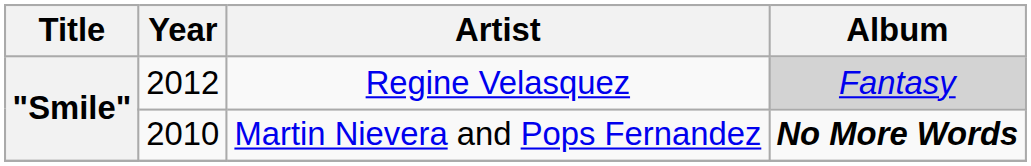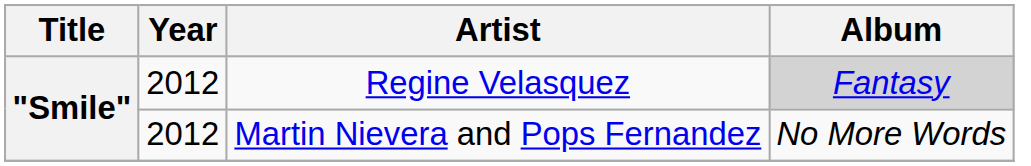(183, 134) 2010 -> (183, 134) 2012
(897, 134) bold -> (891, 134) normal
